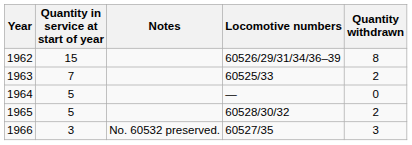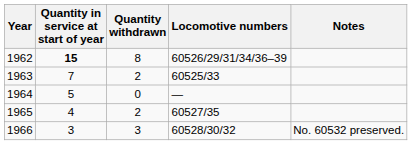columns swapped: (376, 26) <-> (165, 26)
(71, 57) normal -> (71, 57) bold
(71, 112) 5 -> (71, 112) 4
(257, 112) 60528/30/32 -> (196, 112) 60527/35
(249, 130) 60527/35 -> (204, 130) 60528/30/32
